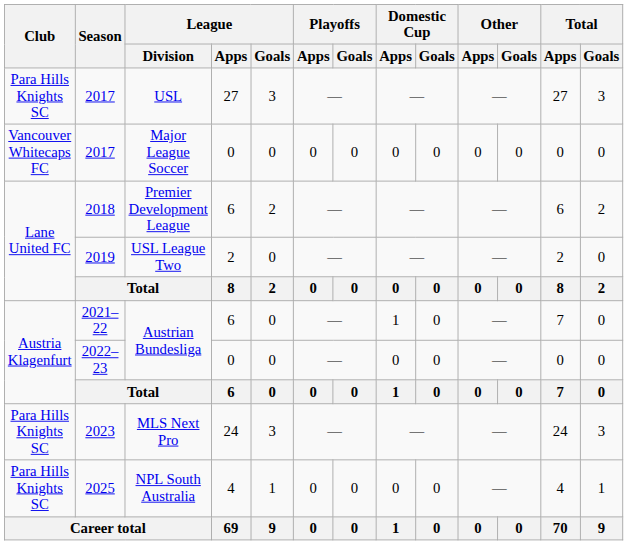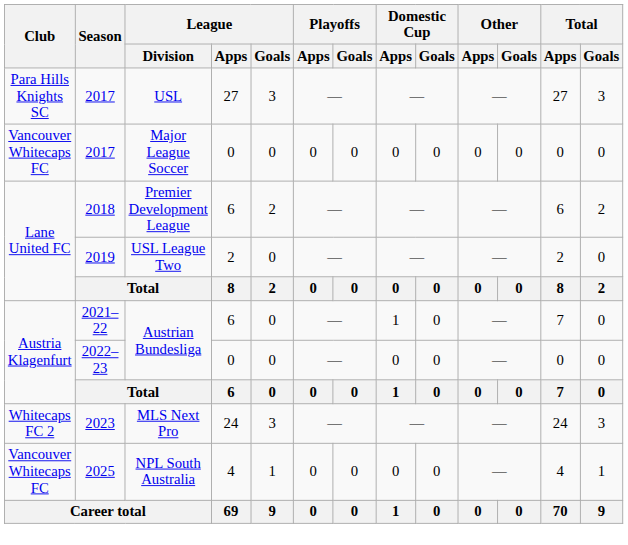(40, 431) Para Hills Knights SC -> (40, 423) Whitecaps FC 2
(40, 488) Para Hills Knights SC -> (40, 471) Vancouver Whitecaps FC
